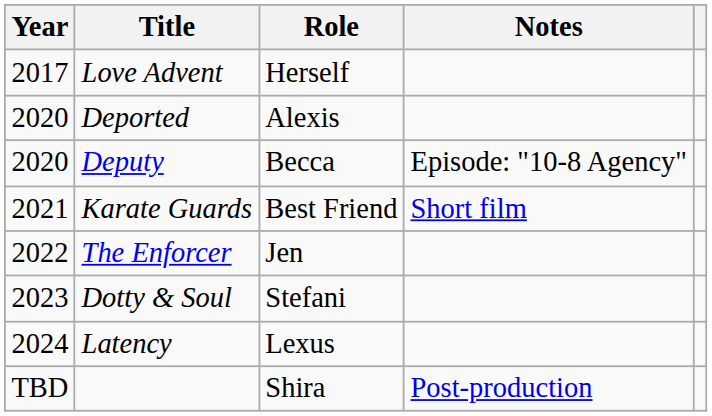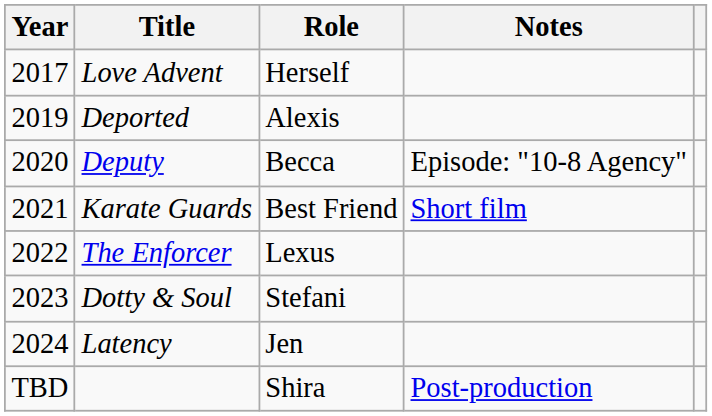(40, 117) 2020 -> (40, 117) 2019
(284, 252) Jen -> (300, 252) Lexus
(300, 343) Lexus -> (284, 343) Jen
